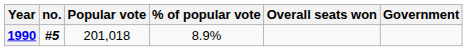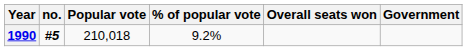(107, 35) 201,018 -> (107, 35) 210,018
(206, 35) 8.9% -> (206, 35) 9.2%
